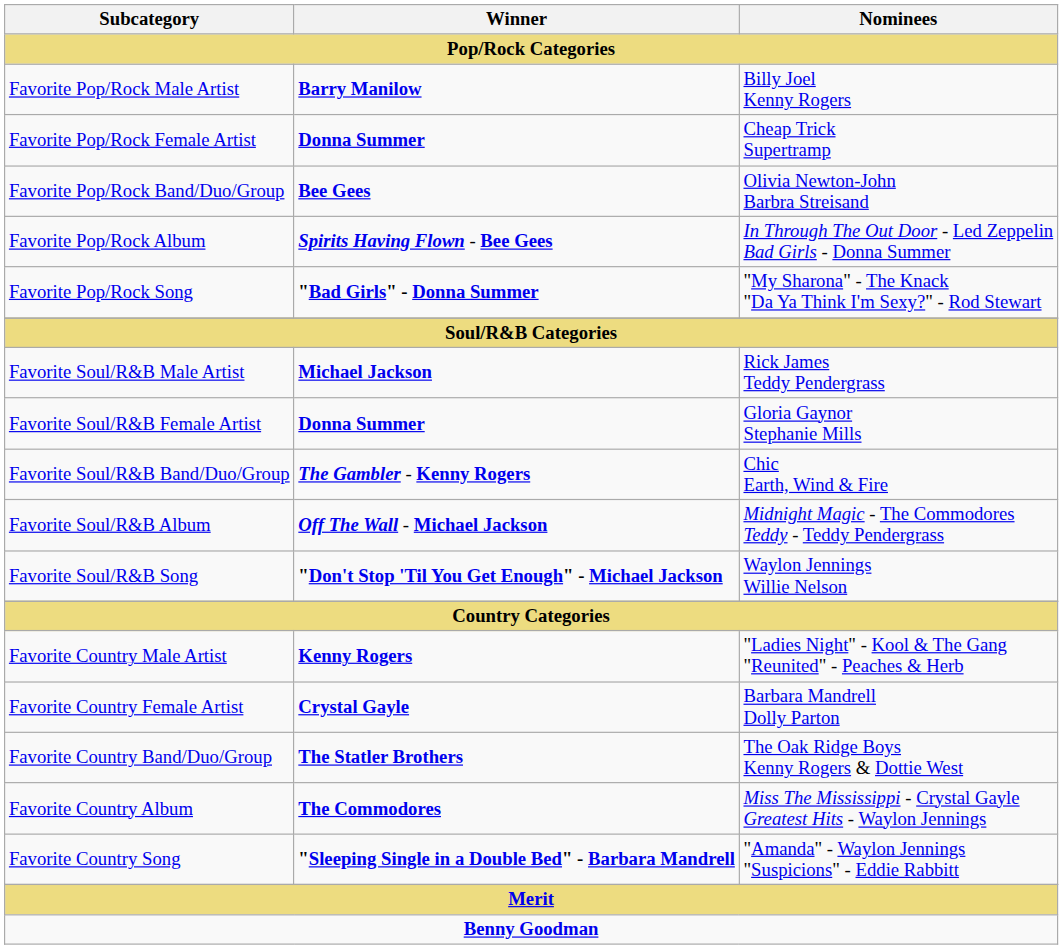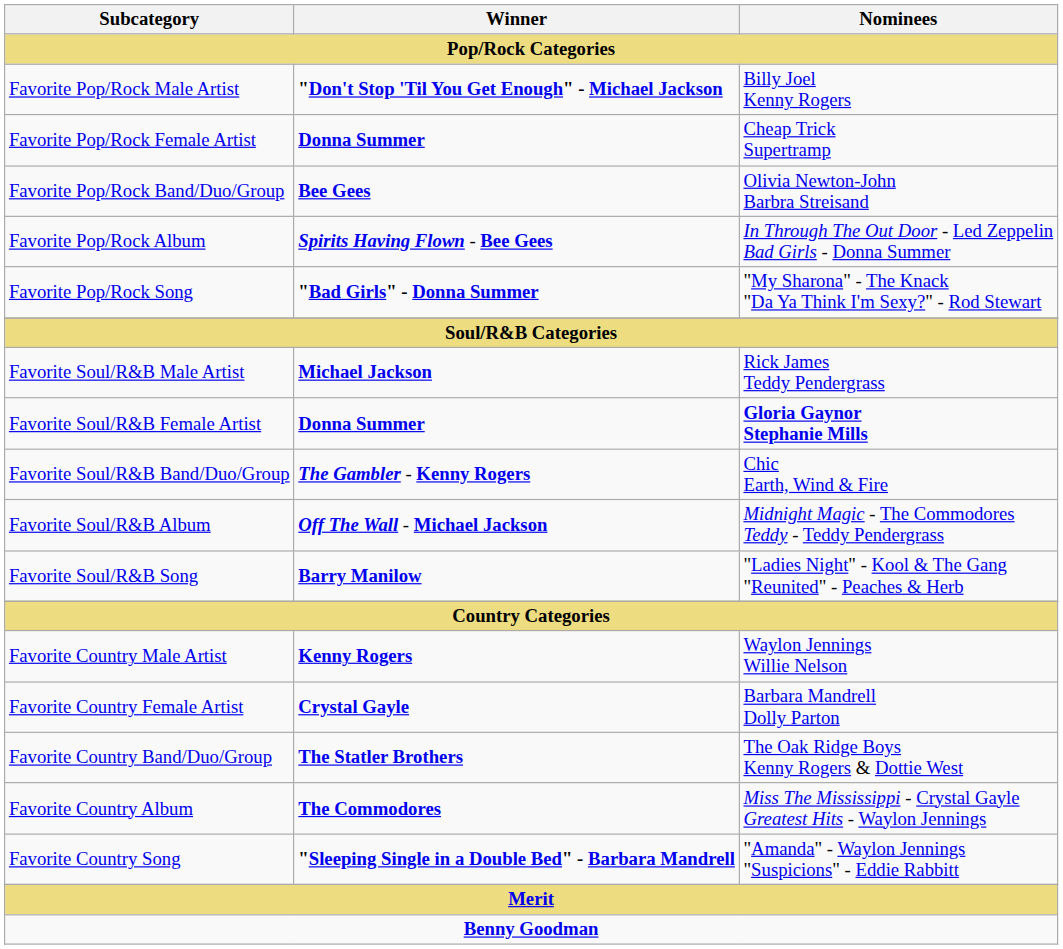(360, 89) Barry Manilow -> (511, 89) "Don't Stop 'Til You Get Enough" - Michael Jackson
(802, 423) normal -> (806, 423) bold
(511, 575) "Don't Stop 'Til You Get Enough" - Michael Jackson -> (360, 575) Barry Manilow
(807, 575) Waylon Jennings Willie Nelson -> (875, 575) "Ladies Night" - Kool & The Gang "Reunited" - Peaches & Herb
(875, 656) "Ladies Night" - Kool & The Gang "Reunited" - Peaches & Herb -> (807, 656) Waylon Jennings Willie Nelson
